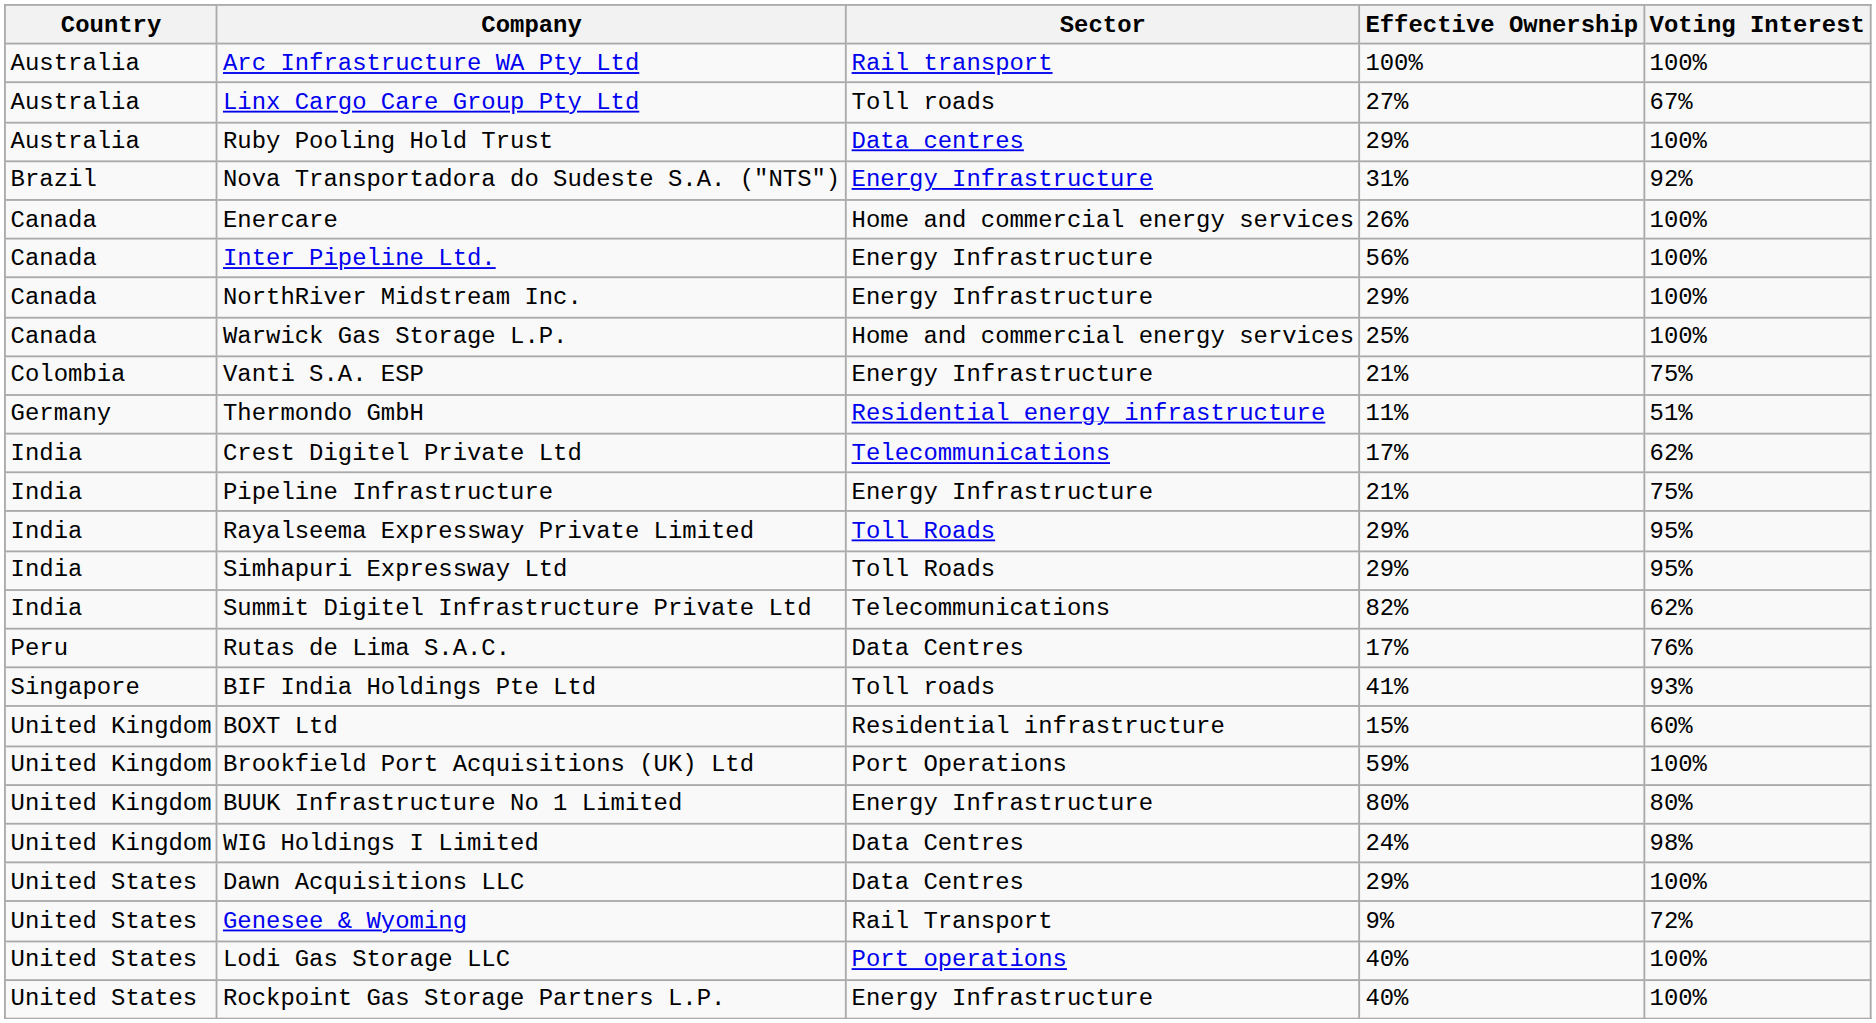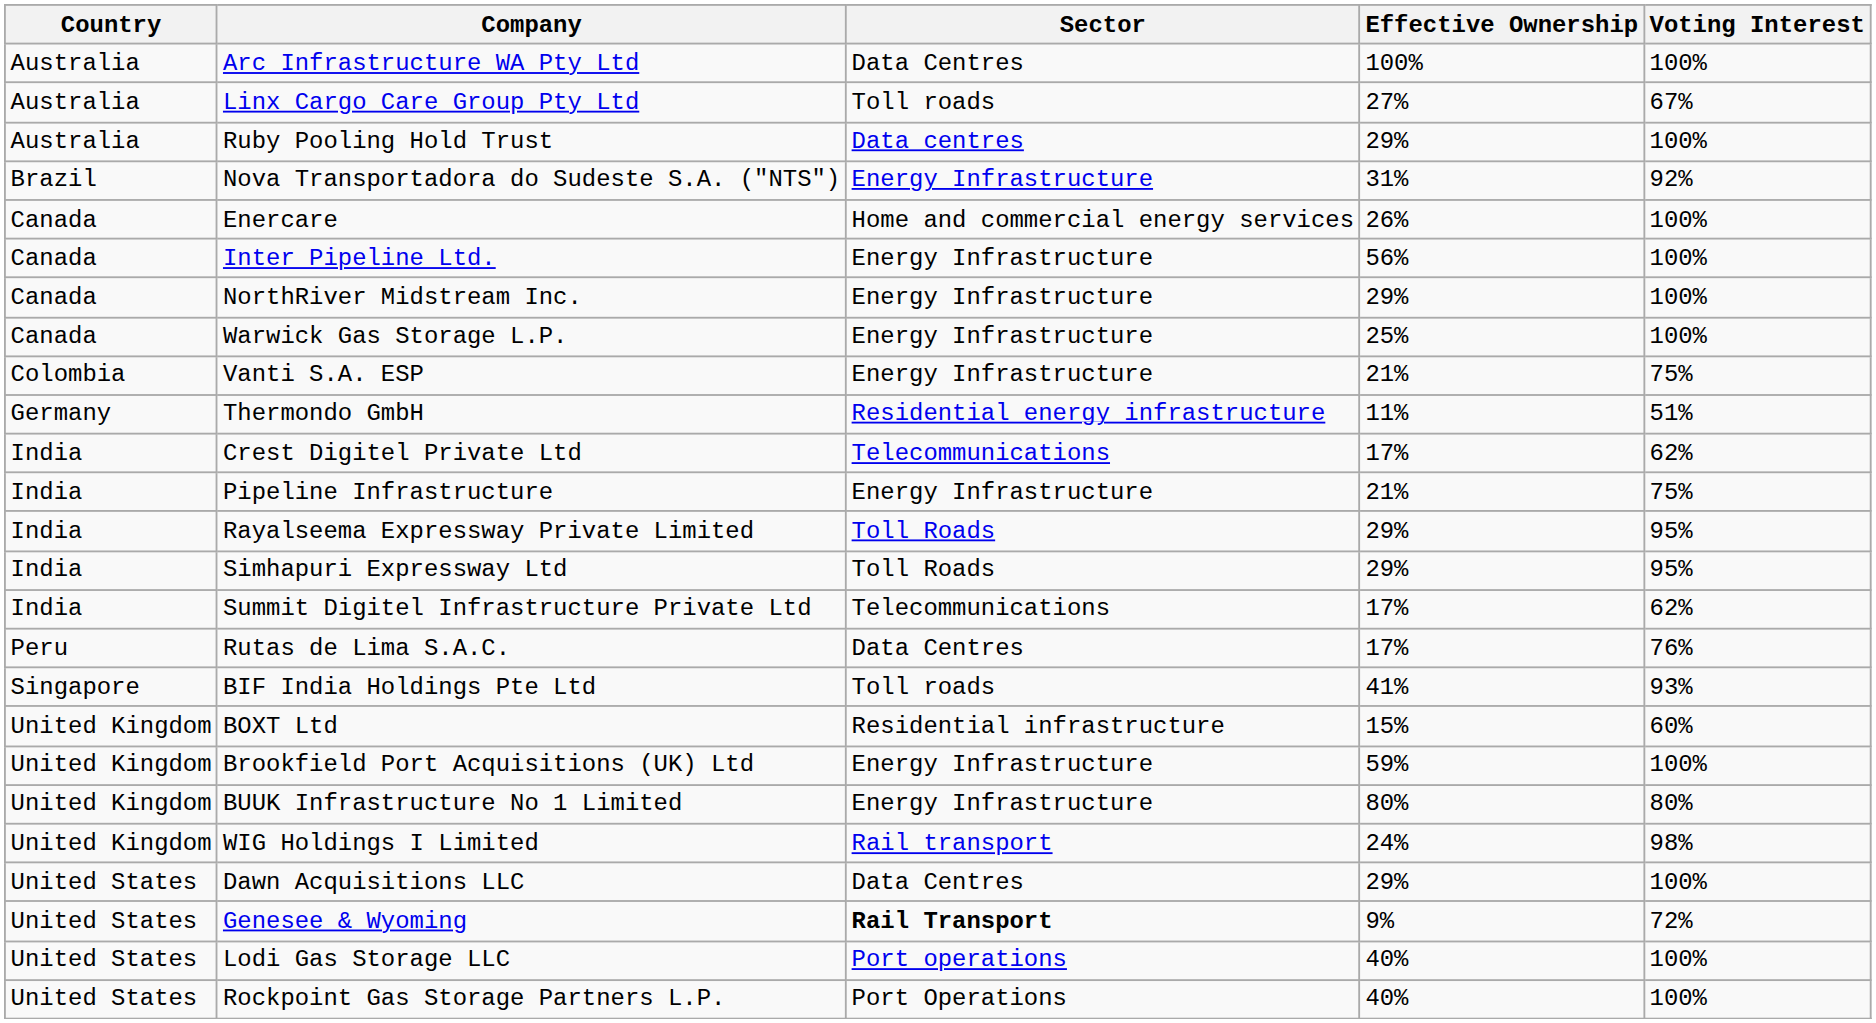(952, 63) Rail transport -> (938, 63) Data Centres
(1103, 336) Home and commercial energy services -> (1002, 336) Energy Infrastructure
(1387, 609) 82% -> (1387, 609) 17%
(959, 765) Port Operations -> (1002, 765) Energy Infrastructure
(938, 843) Data Centres -> (952, 843) Rail transport
(952, 921) normal -> (952, 921) bold
(1002, 999) Energy Infrastructure -> (959, 999) Port Operations
